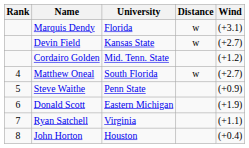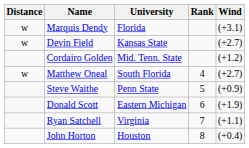columns swapped: (18, 12) <-> (196, 12)
